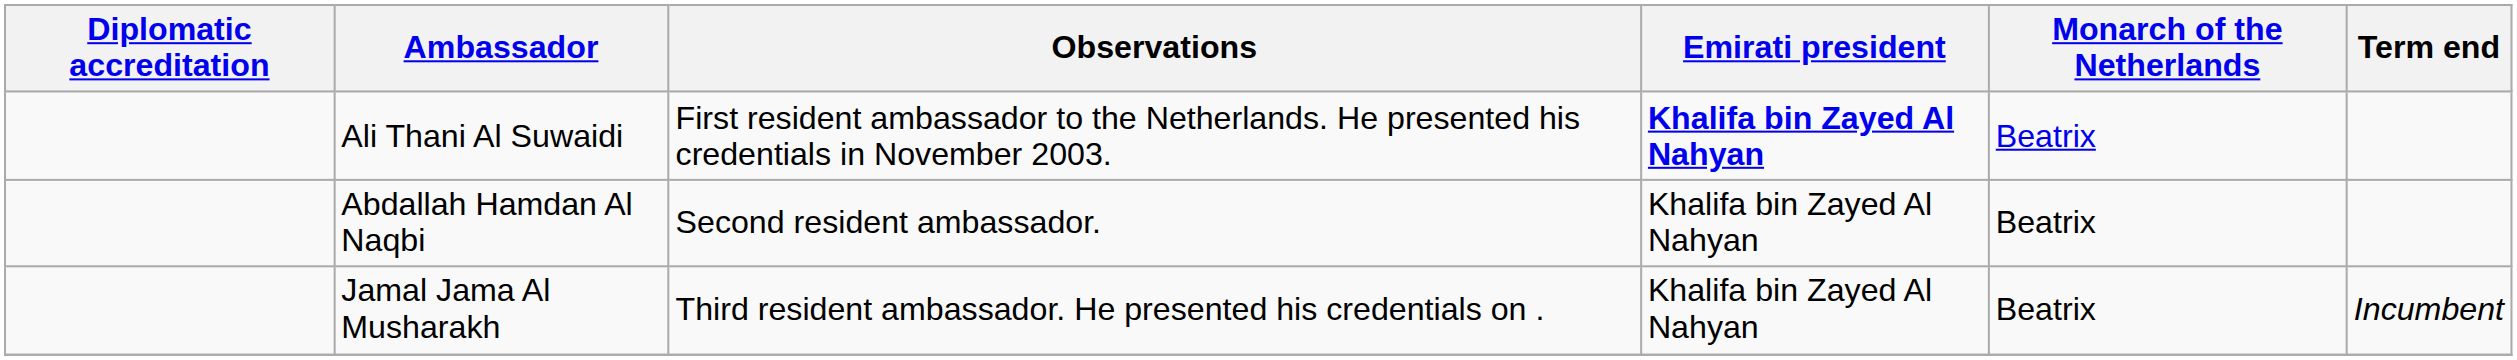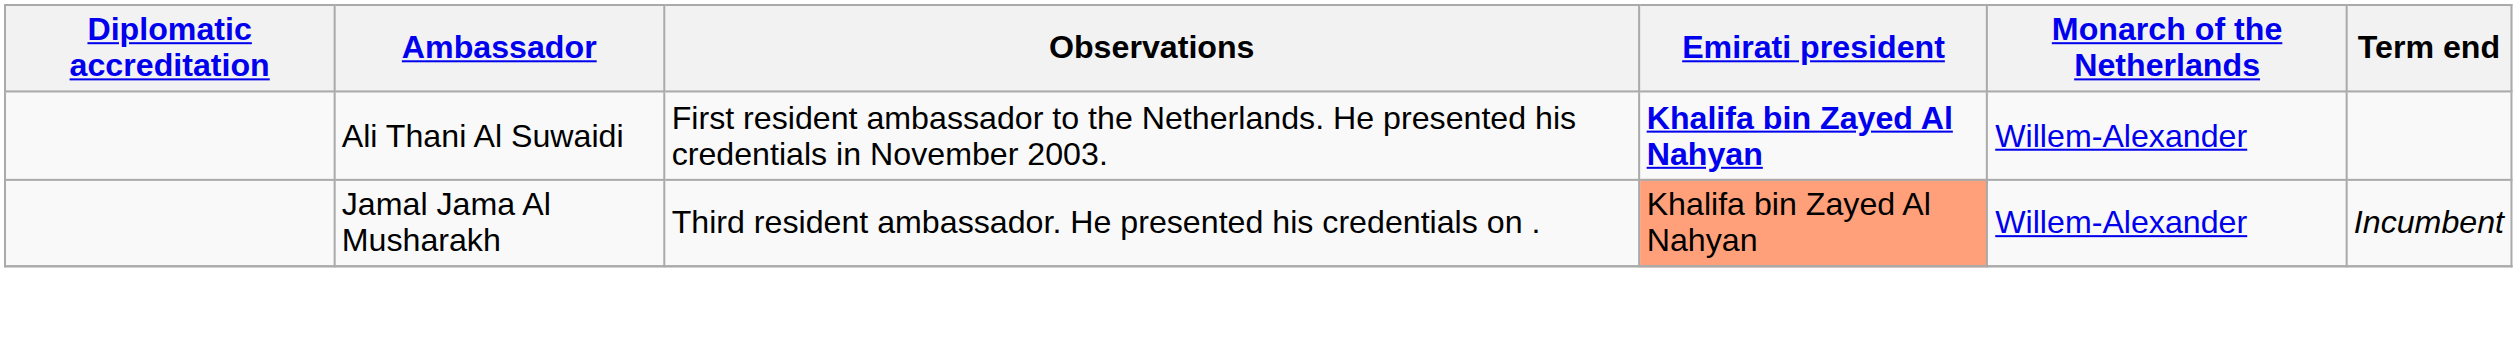(2046, 135) Beatrix -> (2121, 135) Willem-Alexander
- row: (487, 222)
(1790, 309) no background -> (1789, 222) lightsalmon background
(2046, 309) Beatrix -> (2121, 222) Willem-Alexander
